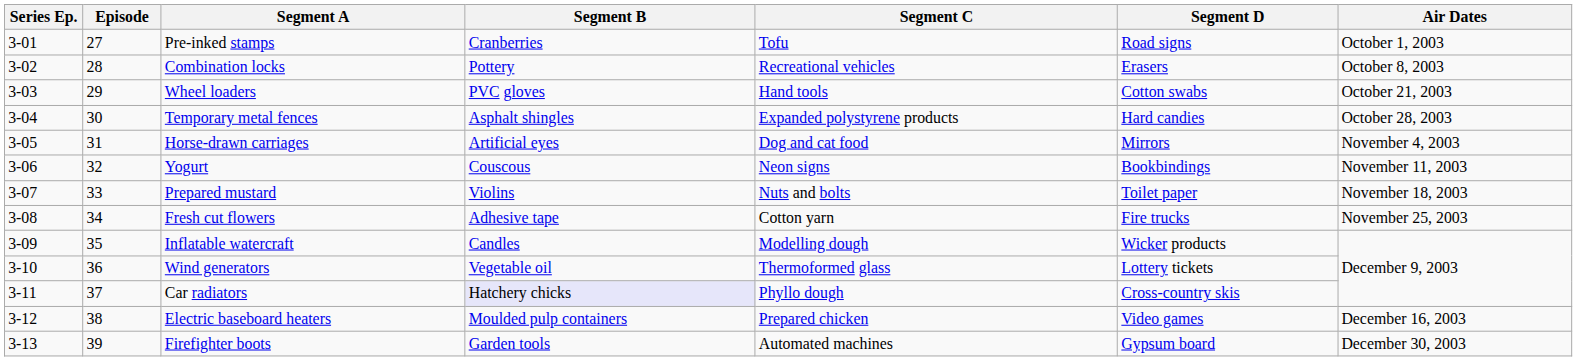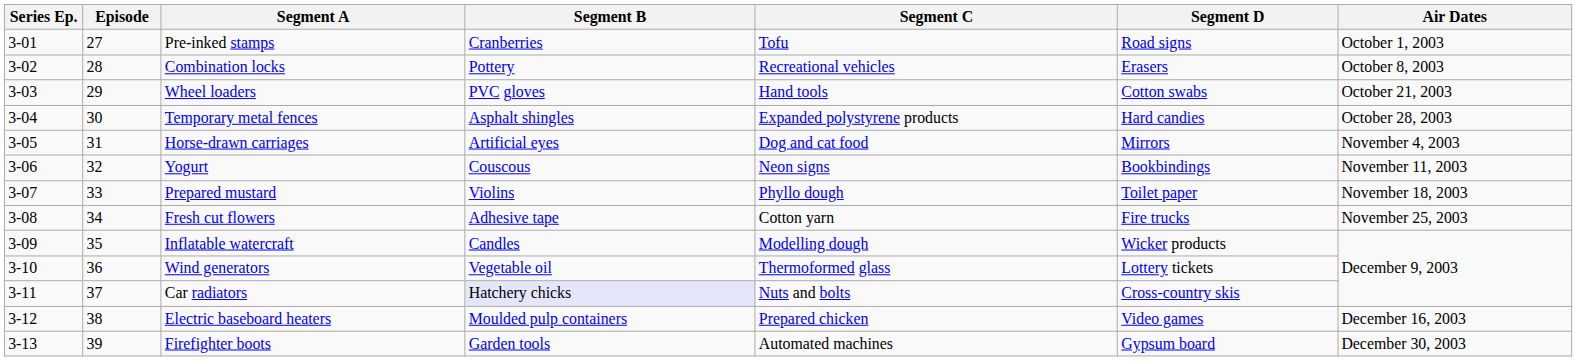(805, 192) Nuts and bolts -> (801, 192) Phyllo dough
(801, 293) Phyllo dough -> (805, 293) Nuts and bolts
